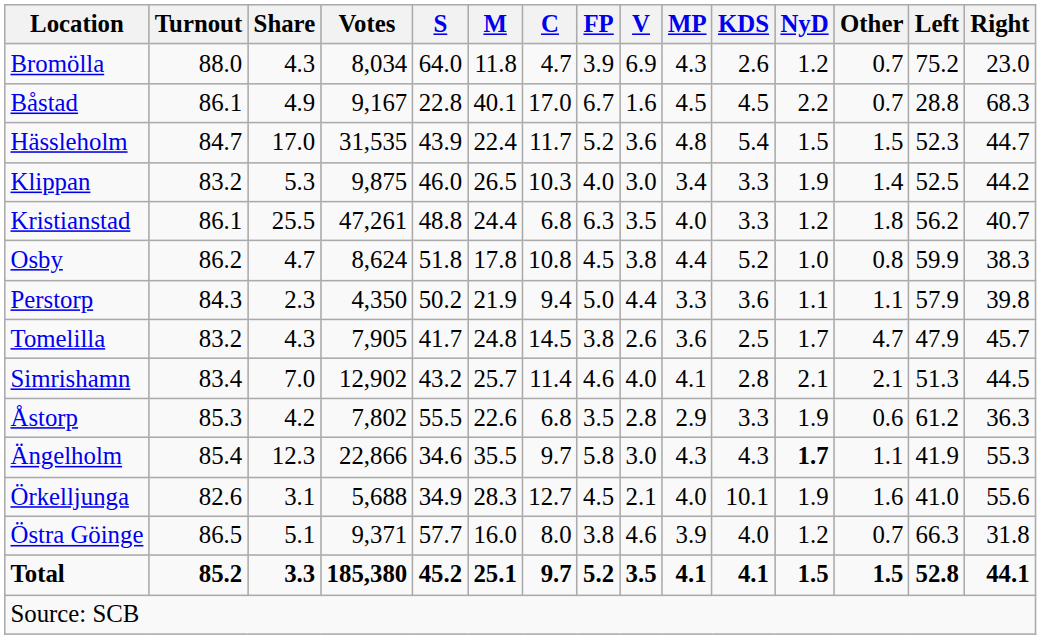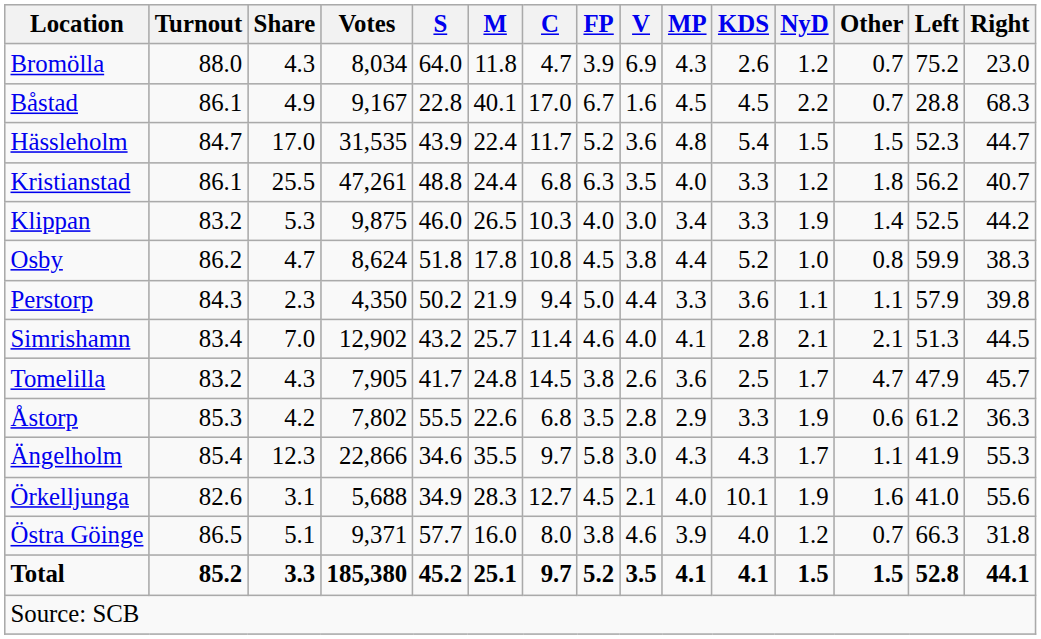rows swapped: (50, 181) <-> (70, 220)
rows swapped: (70, 378) <-> (58, 338)
(813, 456) bold -> (813, 456) normal
